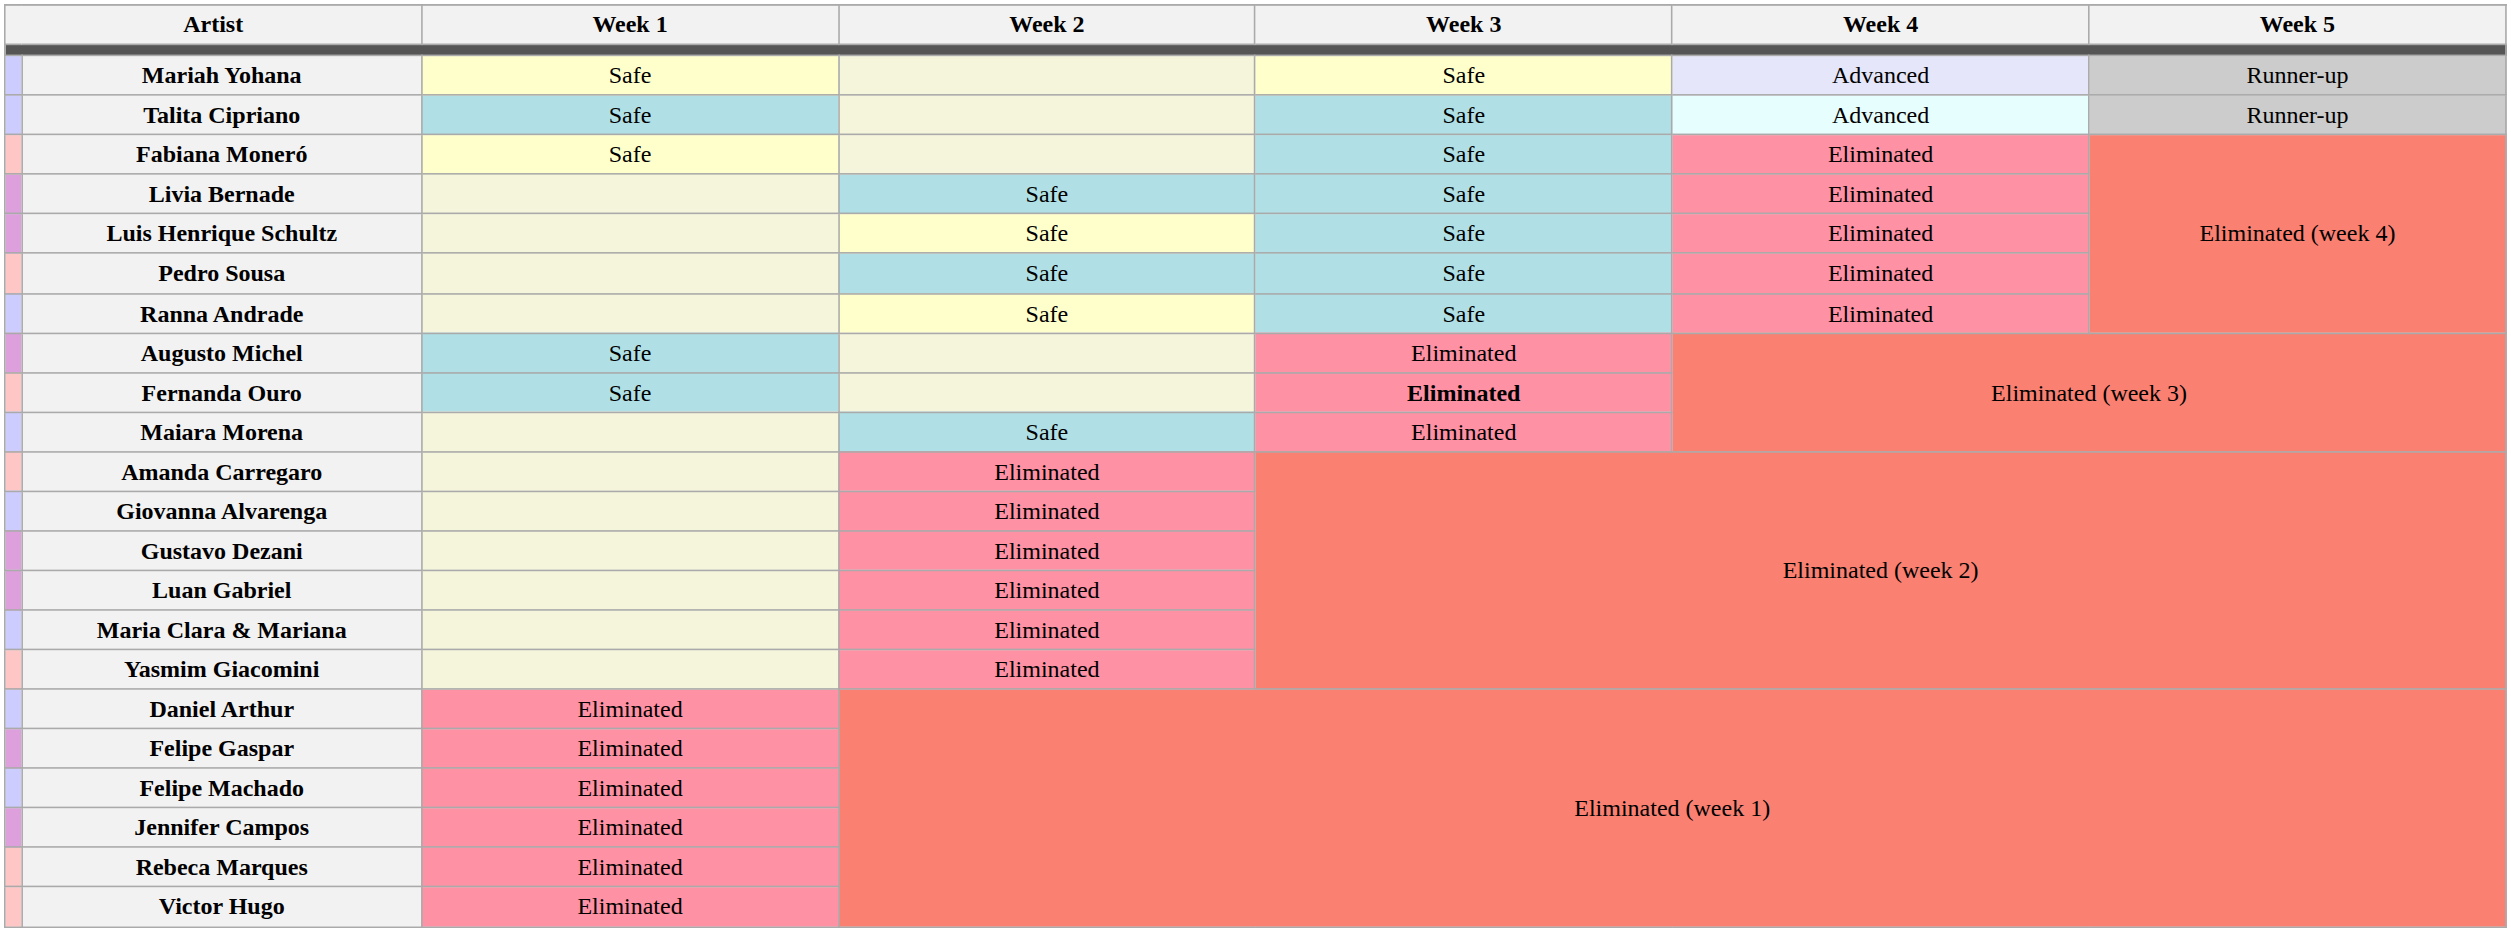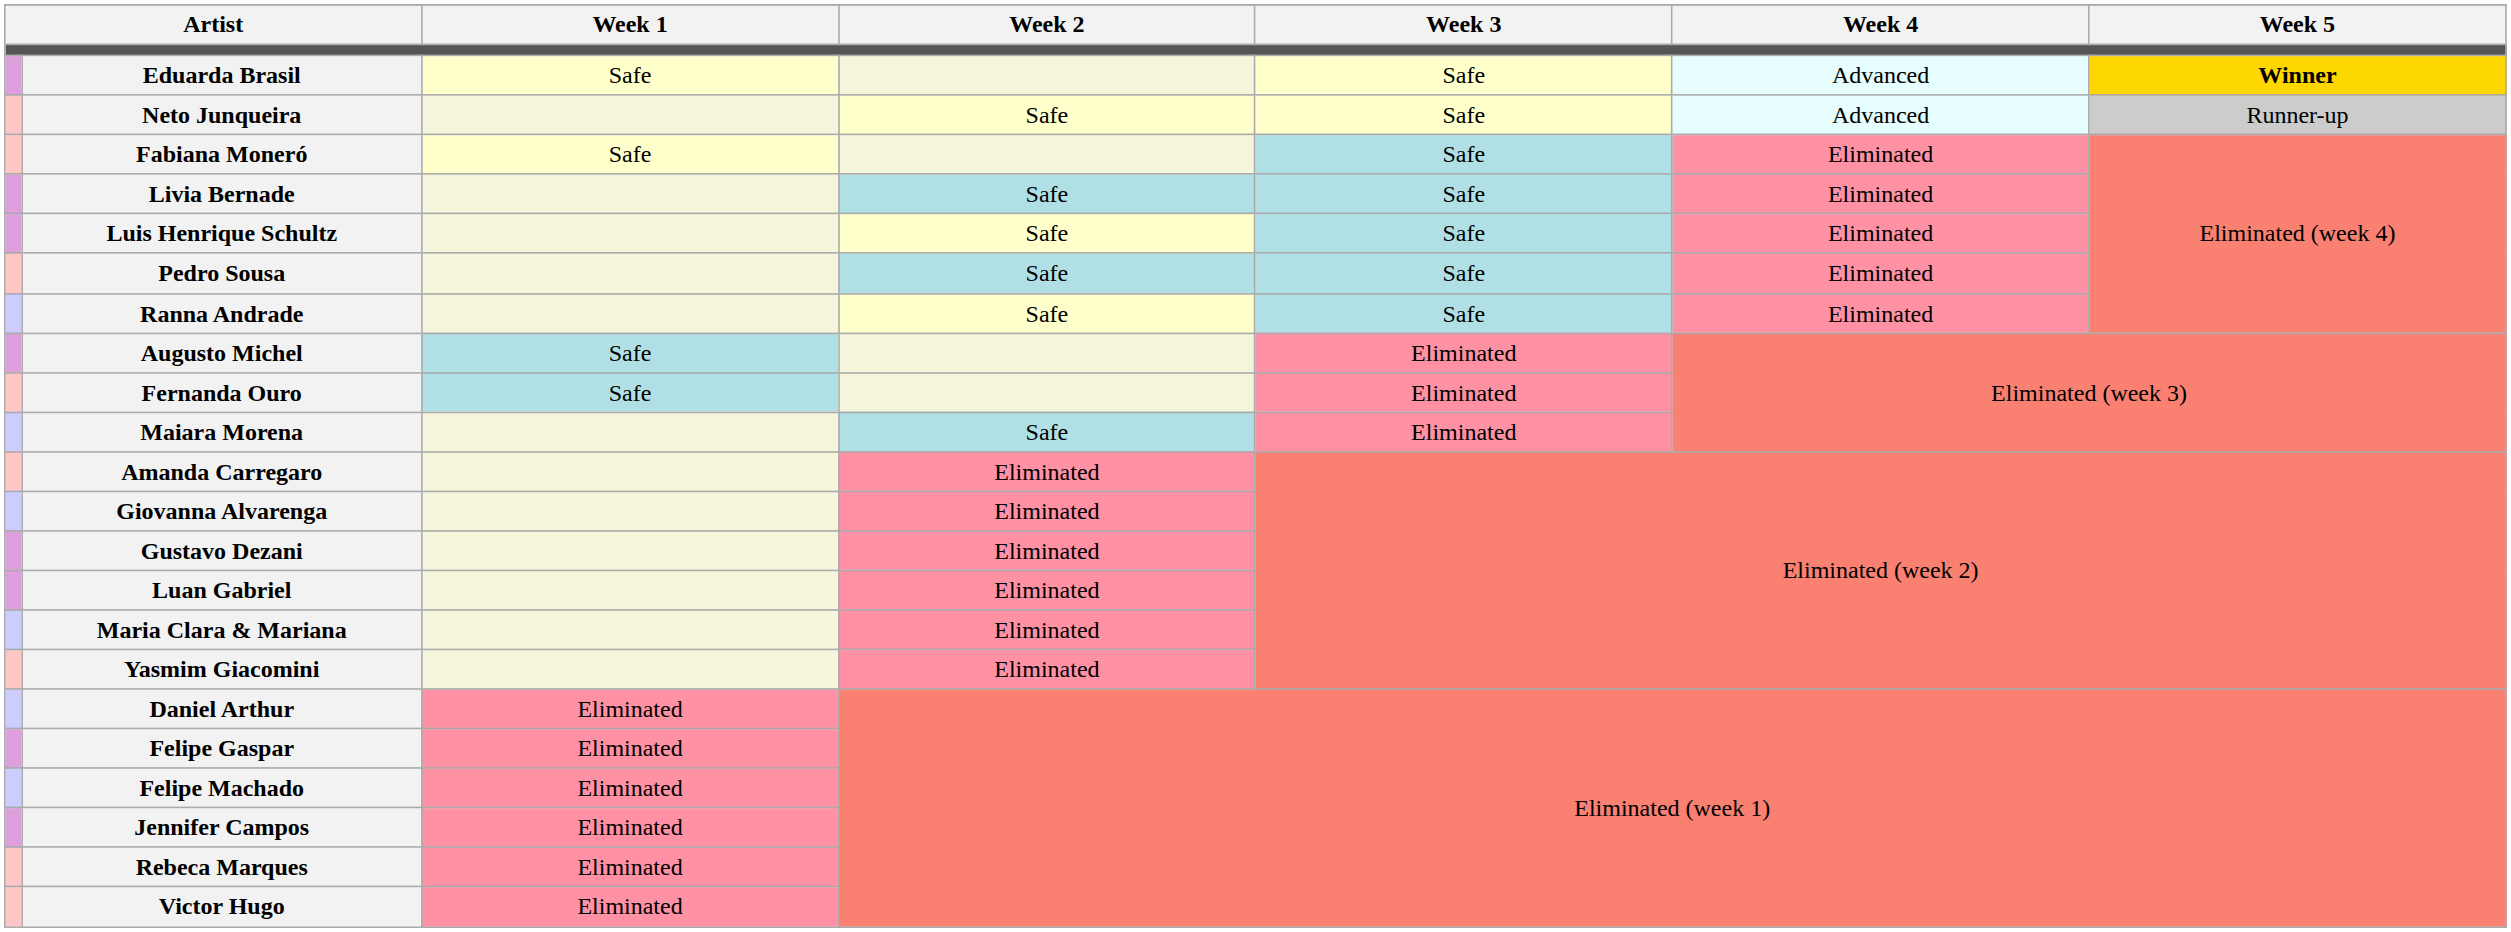+ row: (222, 75)
- row: (222, 75)
+ row: (222, 114)
- row: (222, 114)
(1464, 392) bold -> (1464, 392) normal
